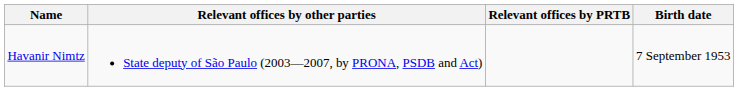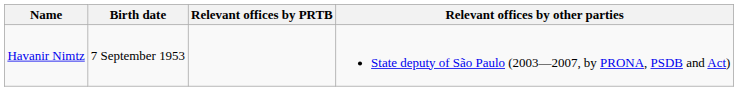columns swapped: (683, 14) <-> (287, 14)
